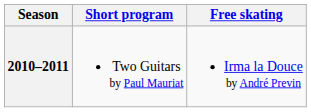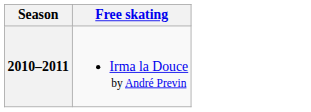- column: (129, 15)
